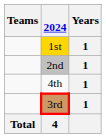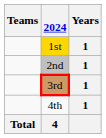rows swapped: (55, 83) <-> (55, 104)
